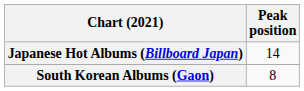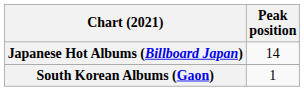(273, 75) 8 -> (273, 75) 1
